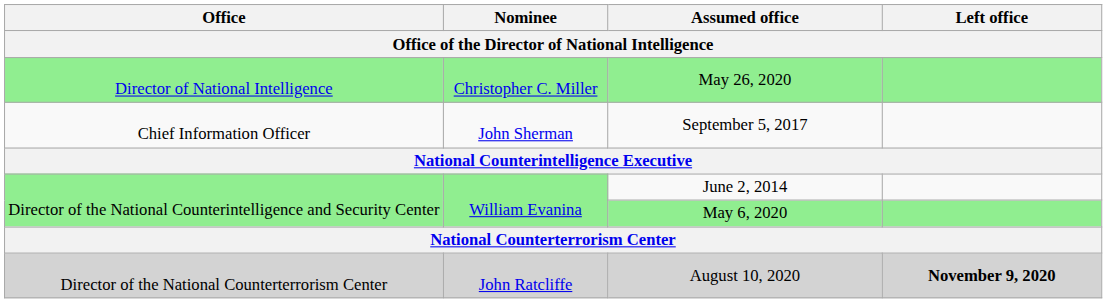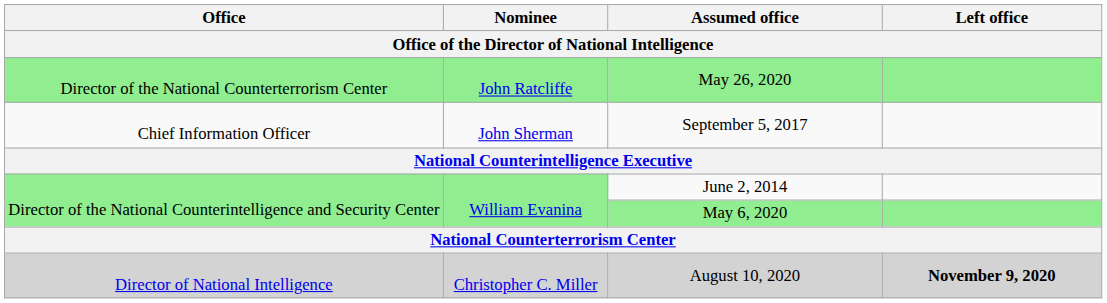(224, 89) Director of National Intelligence -> (224, 89) Director of the National Counterterrorism Center
(526, 89) Christopher C. Miller -> (526, 89) John Ratcliffe
(224, 284) Director of the National Counterterrorism Center -> (224, 284) Director of National Intelligence
(526, 284) John Ratcliffe -> (526, 284) Christopher C. Miller
